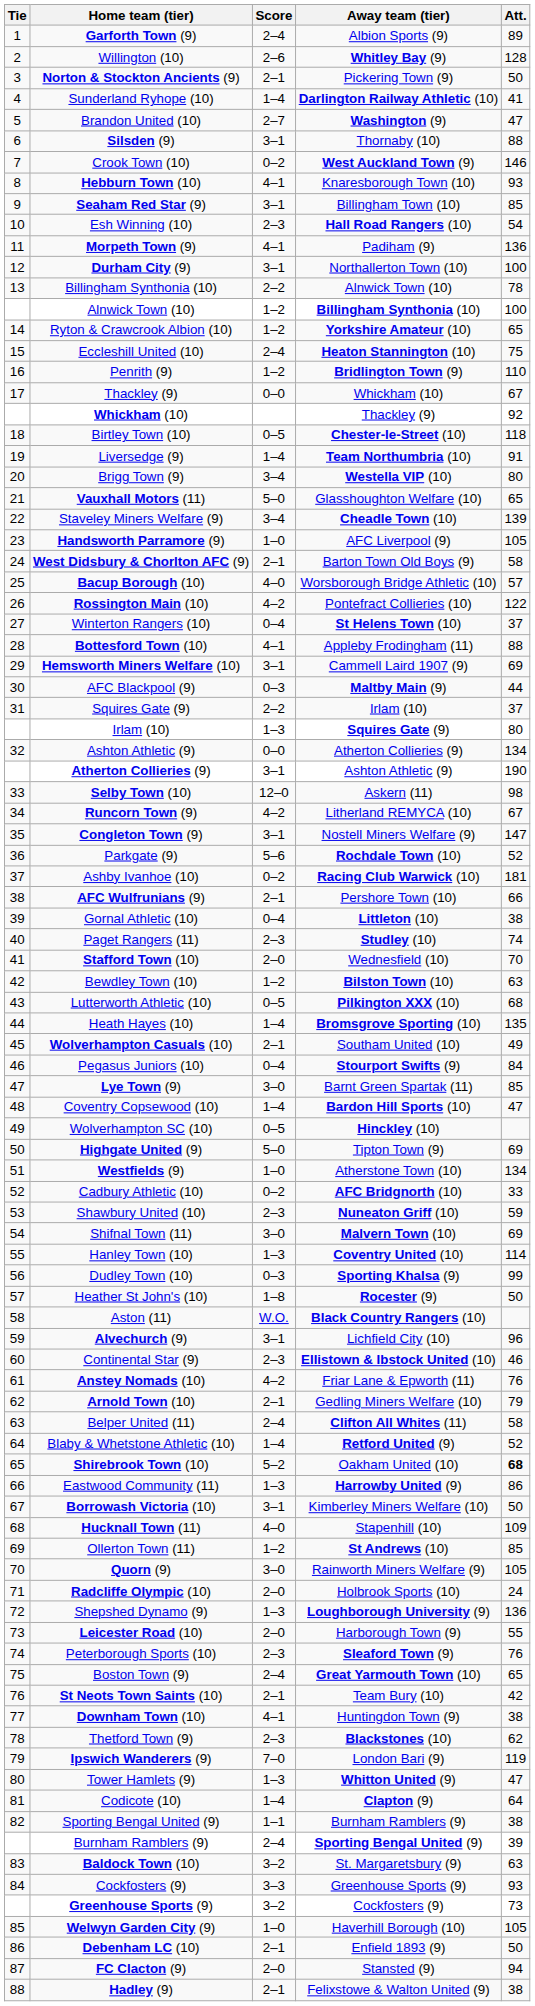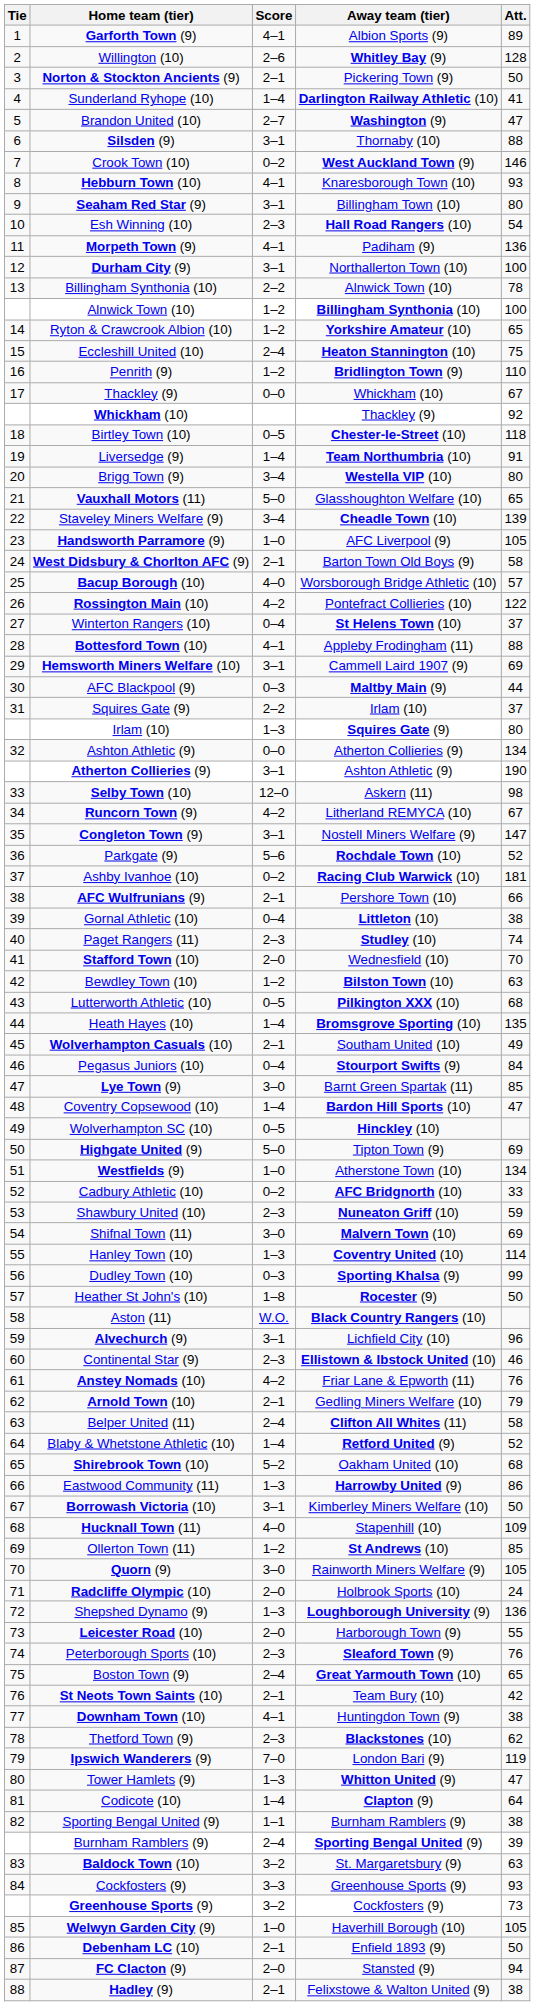(274, 36) 2–4 -> (274, 36) 4–1
(516, 204) 85 -> (516, 204) 80
(516, 1464) bold -> (516, 1464) normal
